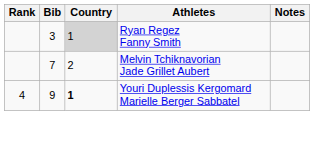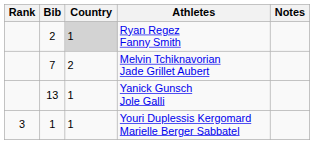(52, 36) 3 -> (52, 36) 2
+ row: (156, 95)
(22, 95) 4 -> (22, 124) 3
(52, 95) 9 -> (52, 124) 1
(71, 95) bold -> (71, 124) normal
